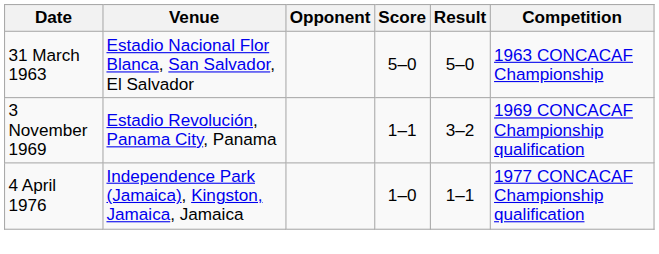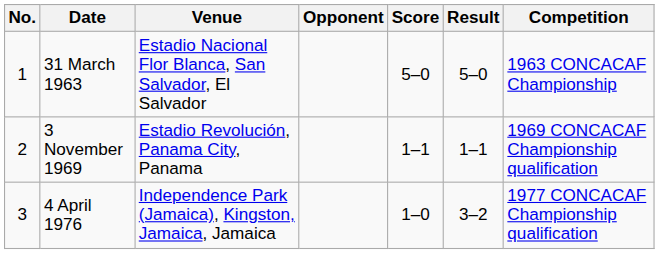+ column: (22, 18)
(460, 130) 3–2 -> (473, 149) 1–1
(460, 195) 1–1 -> (473, 215) 3–2
